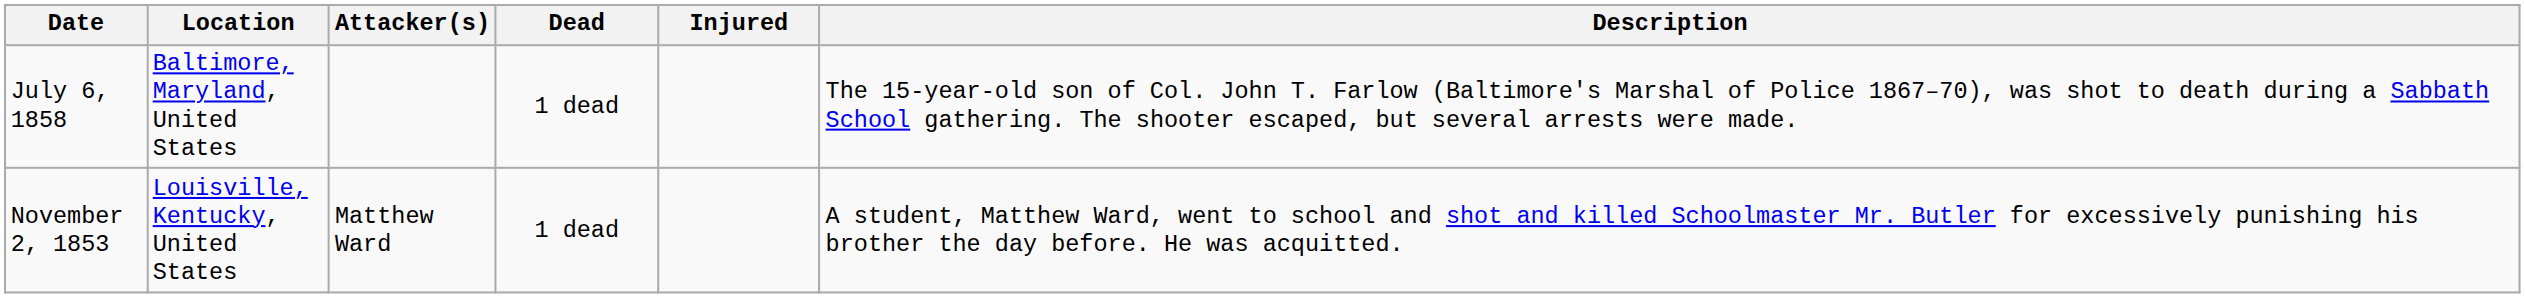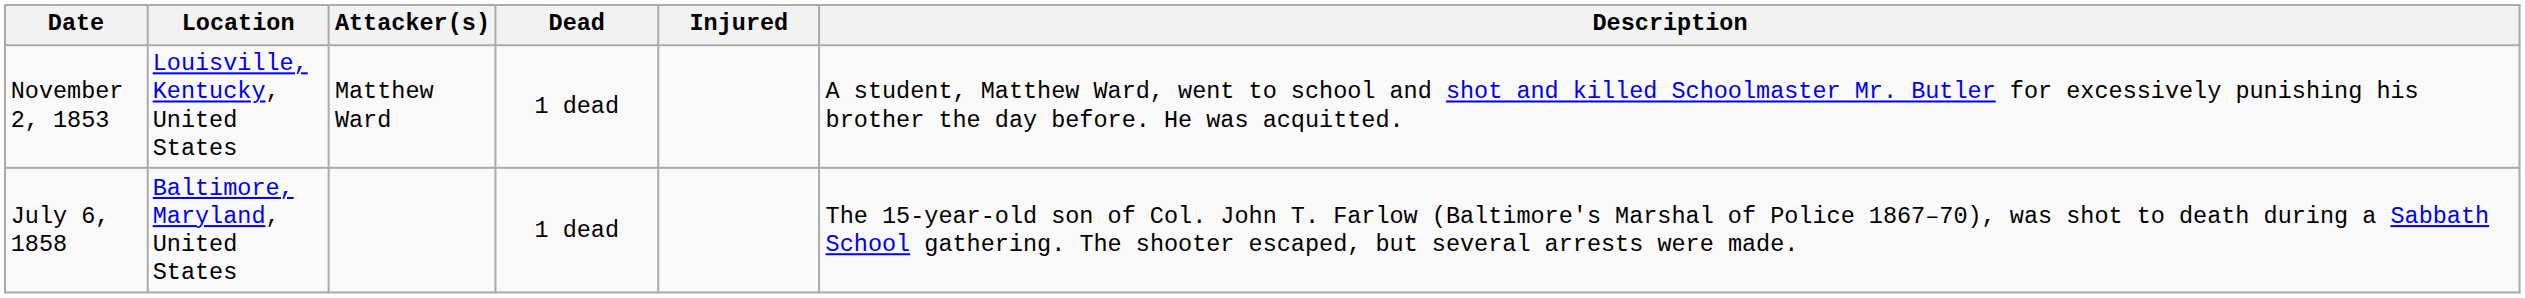rows swapped: (67, 230) <-> (60, 106)
